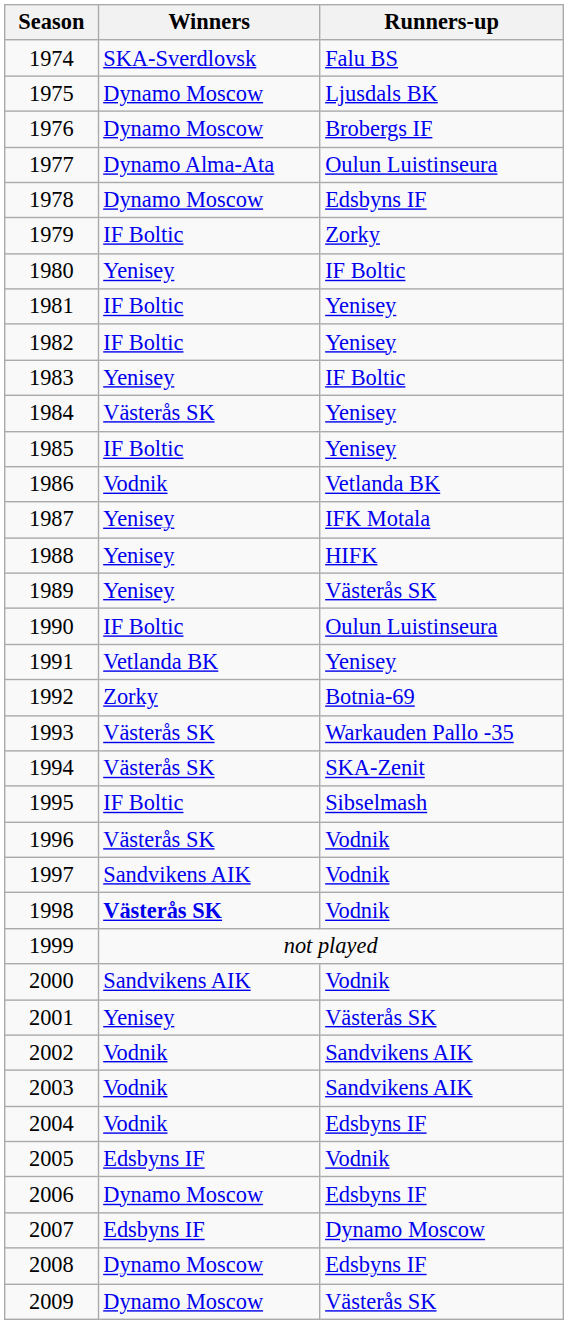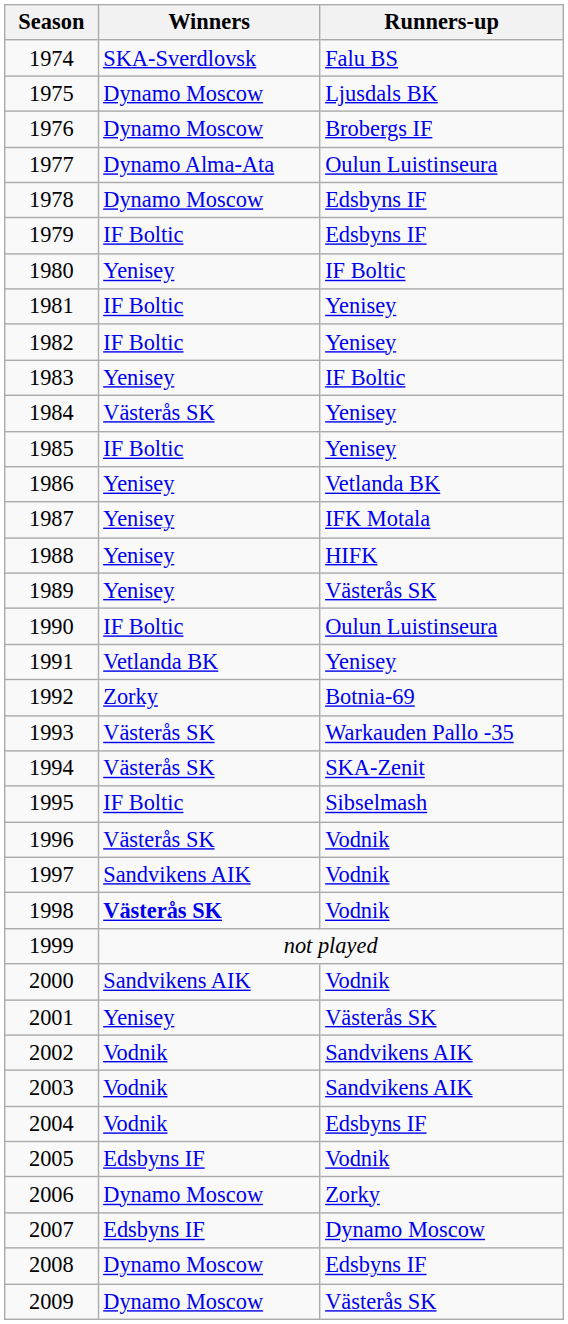(353, 235) Zorky -> (376, 235) Edsbyns IF
(135, 484) Vodnik -> (139, 484) Yenisey
(376, 1194) Edsbyns IF -> (353, 1194) Zorky
